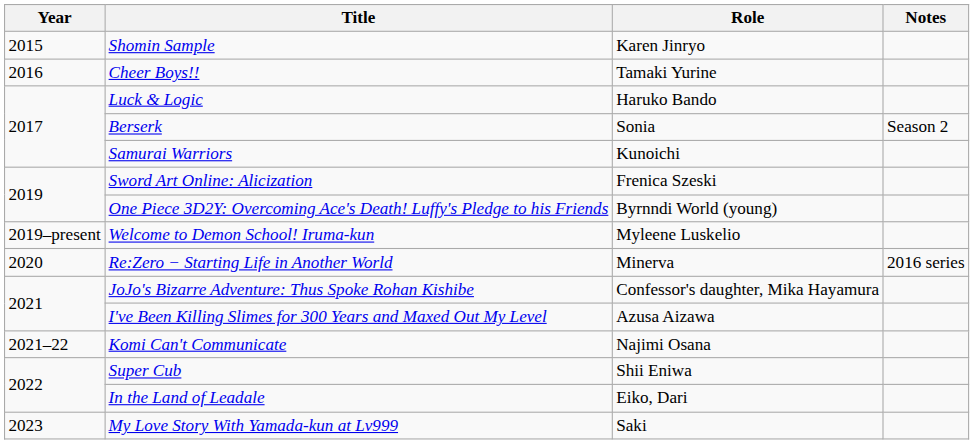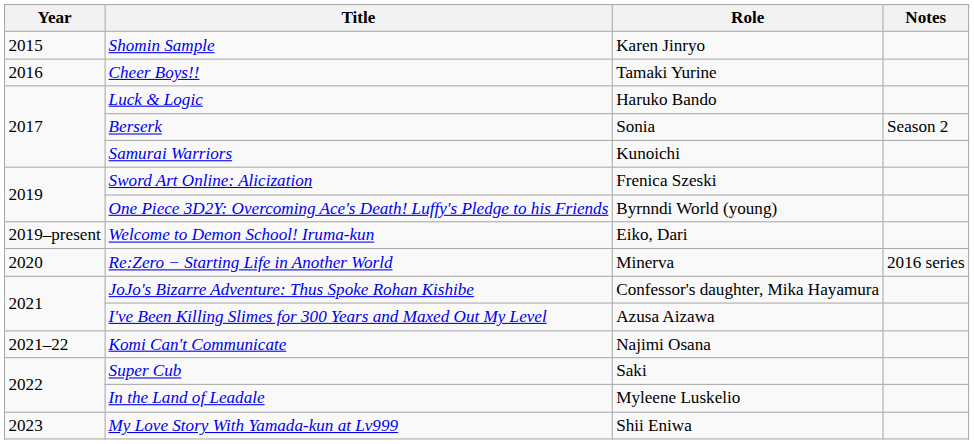(678, 235) Myleene Luskelio -> (652, 235) Eiko, Dari
(654, 371) Shii Eniwa -> (631, 371) Saki
(652, 398) Eiko, Dari -> (678, 398) Myleene Luskelio
(631, 425) Saki -> (654, 425) Shii Eniwa
